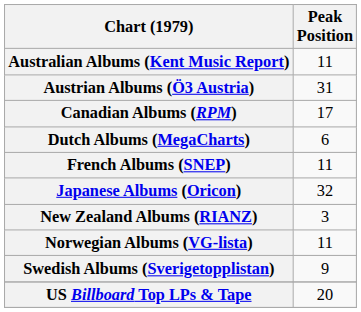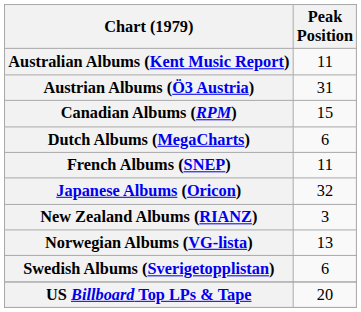(325, 113) 17 -> (325, 113) 15
(325, 242) 11 -> (325, 242) 13
(325, 268) 9 -> (325, 268) 6
